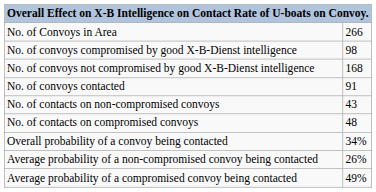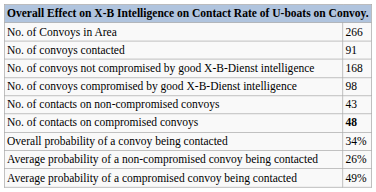rows swapped: (66, 86) <-> (152, 50)
(351, 123) normal -> (351, 123) bold
